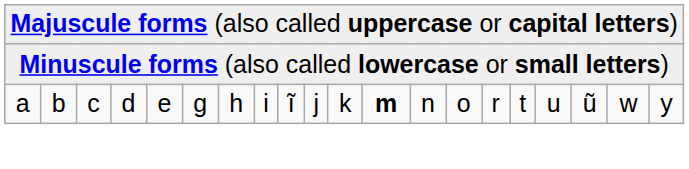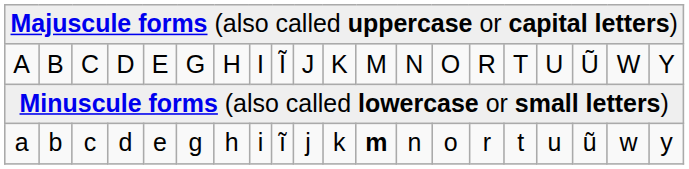+ row: (22, 63)
